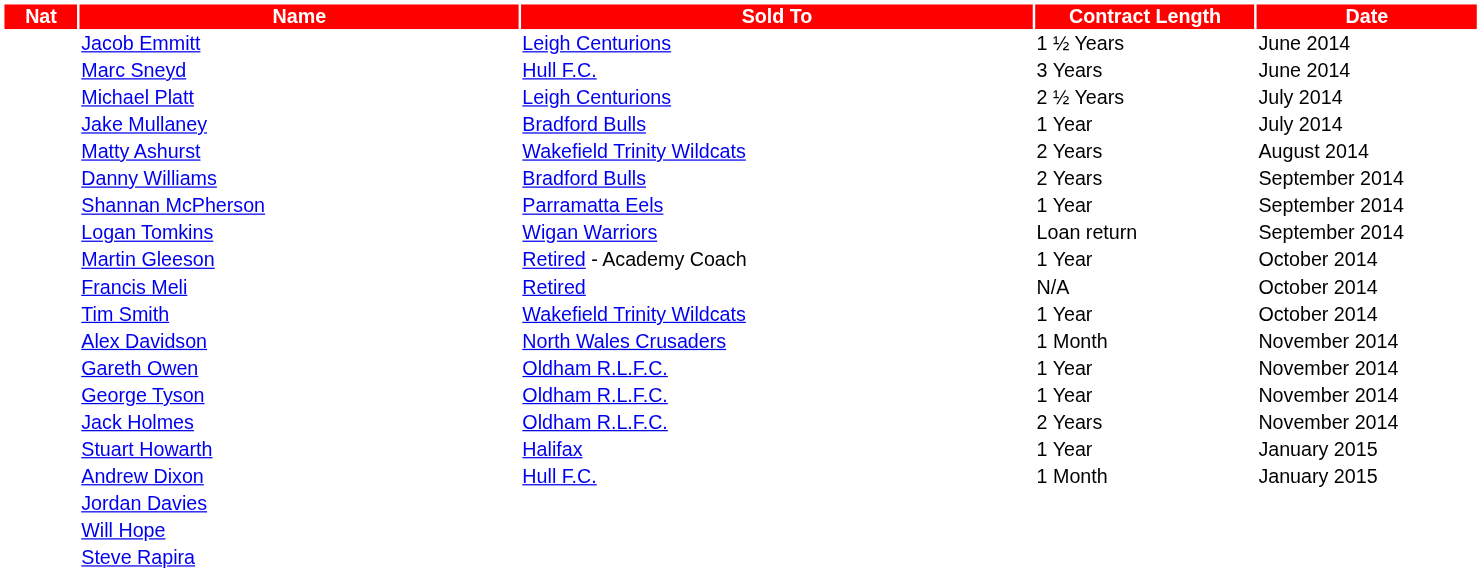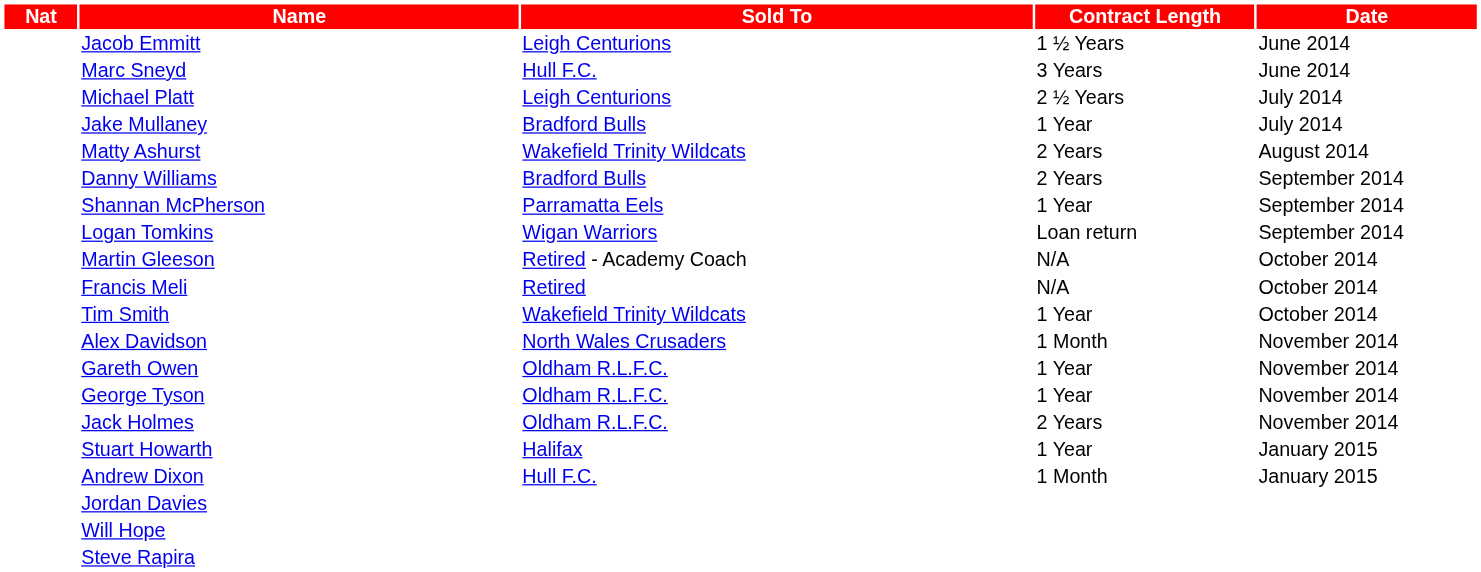(1065, 260) 1 Year -> (1053, 260) N/A
